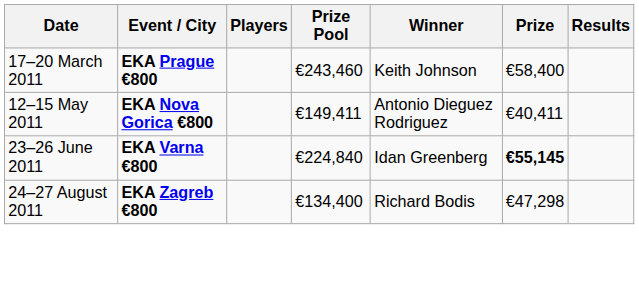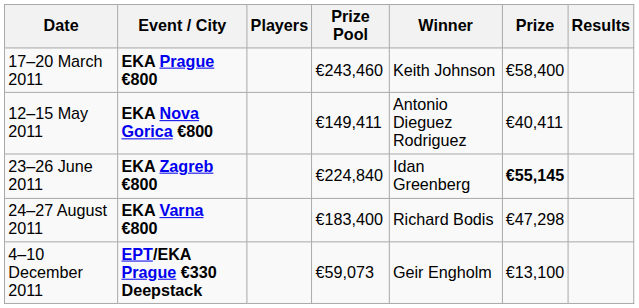(162, 157) EKA Varna €800 -> (167, 176) EKA Zagreb €800
(167, 201) EKA Zagreb €800 -> (162, 219) EKA Varna €800
(329, 201) €134,400 -> (349, 219) €183,400
+ row: (46, 272)
